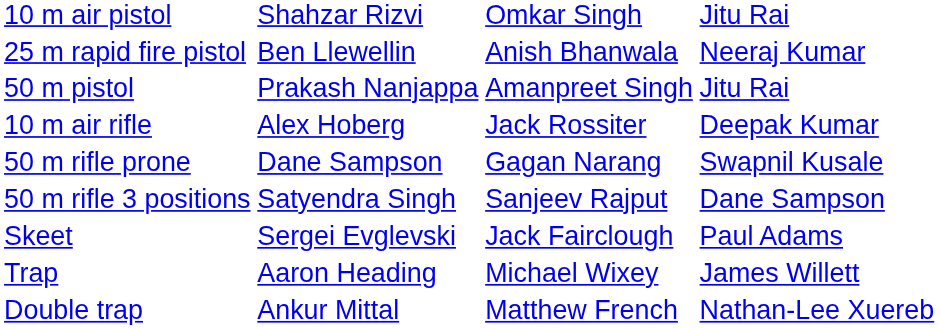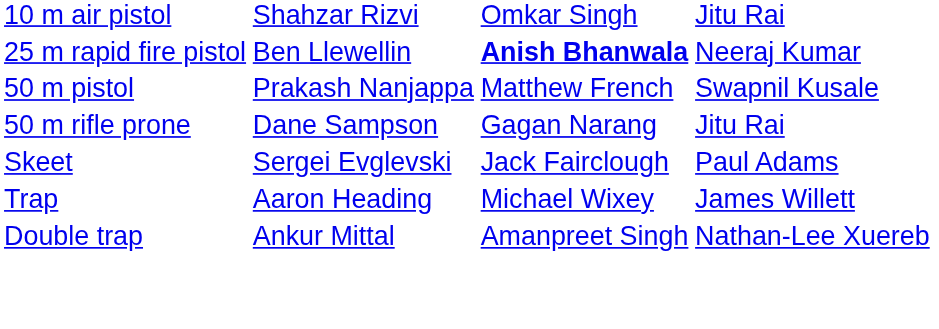(582, 51) normal -> (584, 51) bold
(589, 88) Amanpreet Singh -> (577, 88) Matthew French
(744, 88) Jitu Rai -> (787, 88) Swapnil Kusale
- row: (78, 125)
(791, 162) Swapnil Kusale -> (740, 125) Jitu Rai
- row: (127, 199)
(582, 310) Matthew French -> (585, 236) Amanpreet Singh
